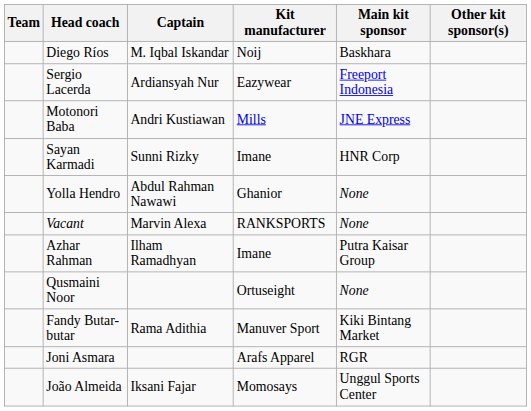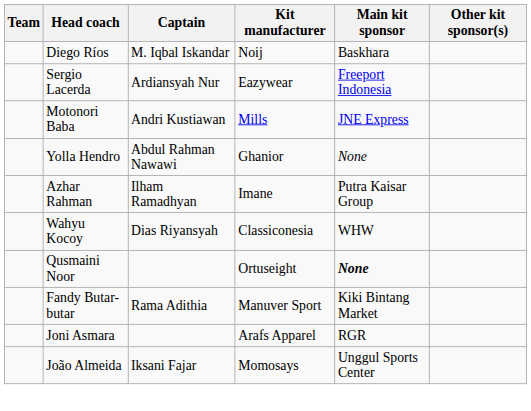- row: (70, 156)
- row: (65, 223)
+ row: (66, 231)
(354, 290) normal -> (353, 268) bold
